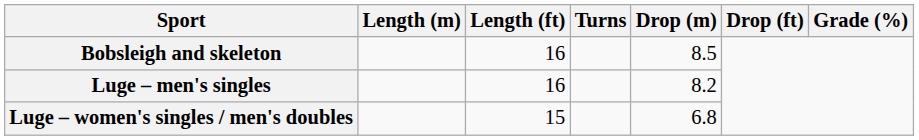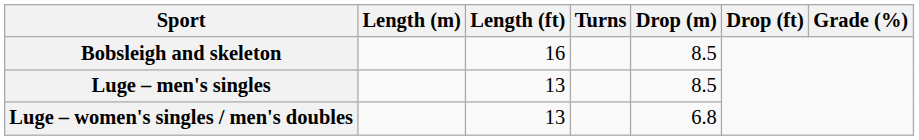(555, 85) 16 -> (555, 85) 13
(704, 85) 8.2 -> (704, 85) 8.5
(555, 118) 15 -> (555, 118) 13
